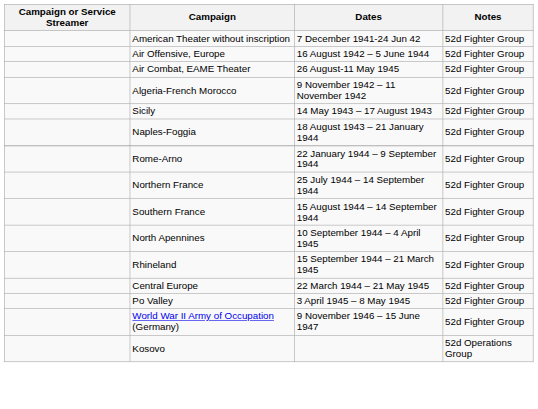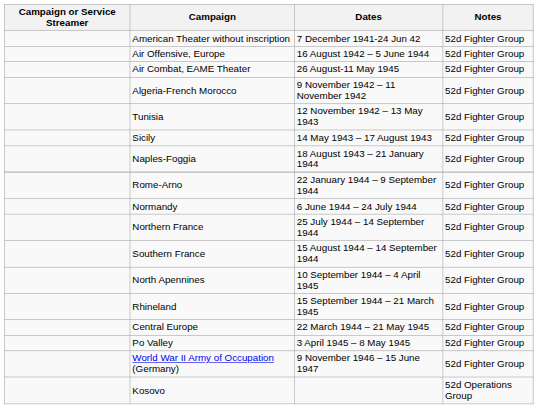+ row: (148, 117)
+ row: (155, 206)
